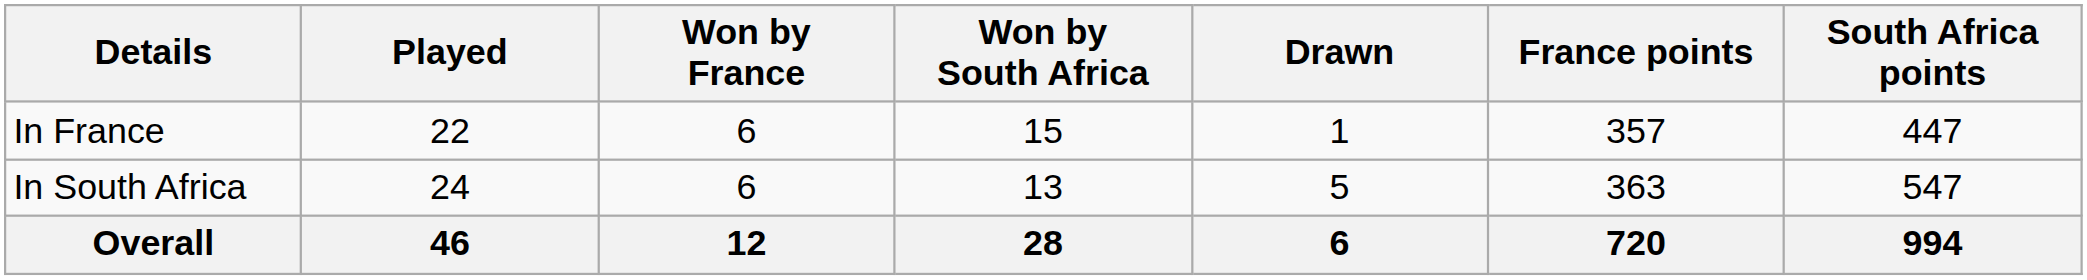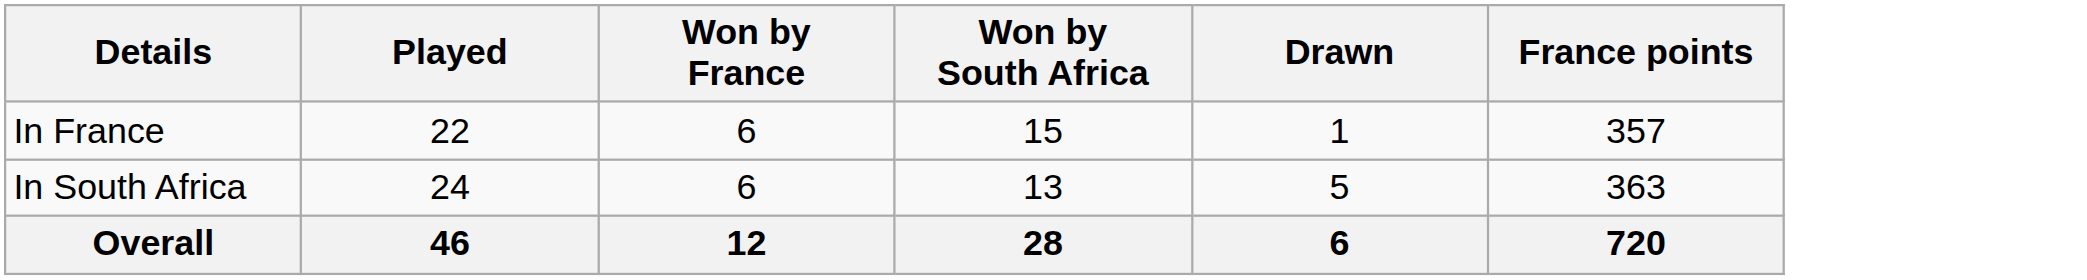- column: (1932, 53)
